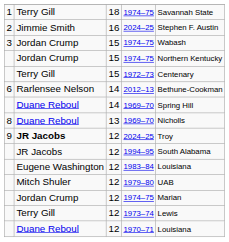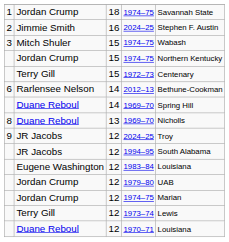(36, 12) Terry Gill -> (47, 12) Jordan Crump
(47, 43) Jordan Crump -> (44, 43) Mitch Shuler
(41, 136) bold -> (39, 136) normal
(44, 182) Mitch Shuler -> (47, 182) Jordan Crump
